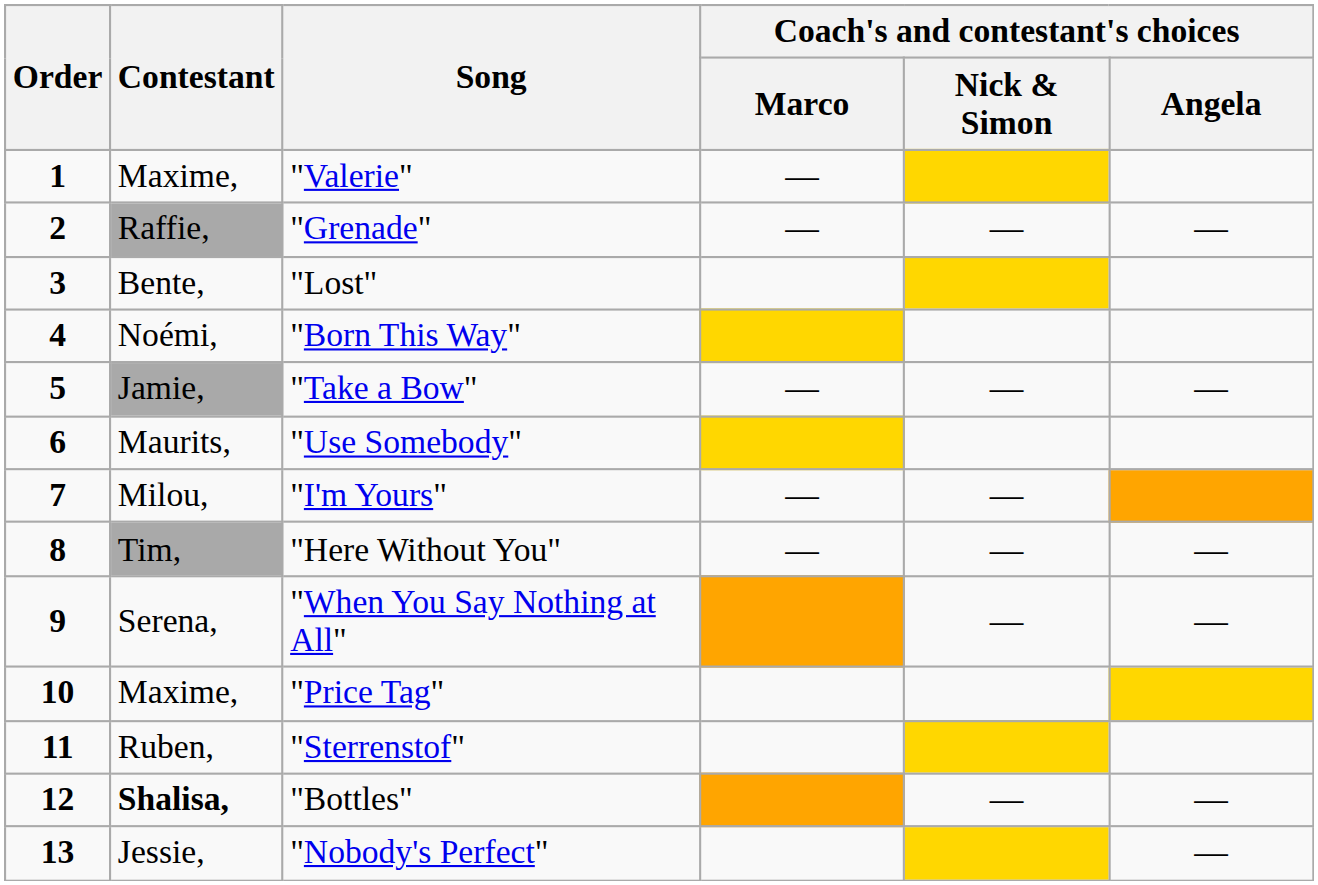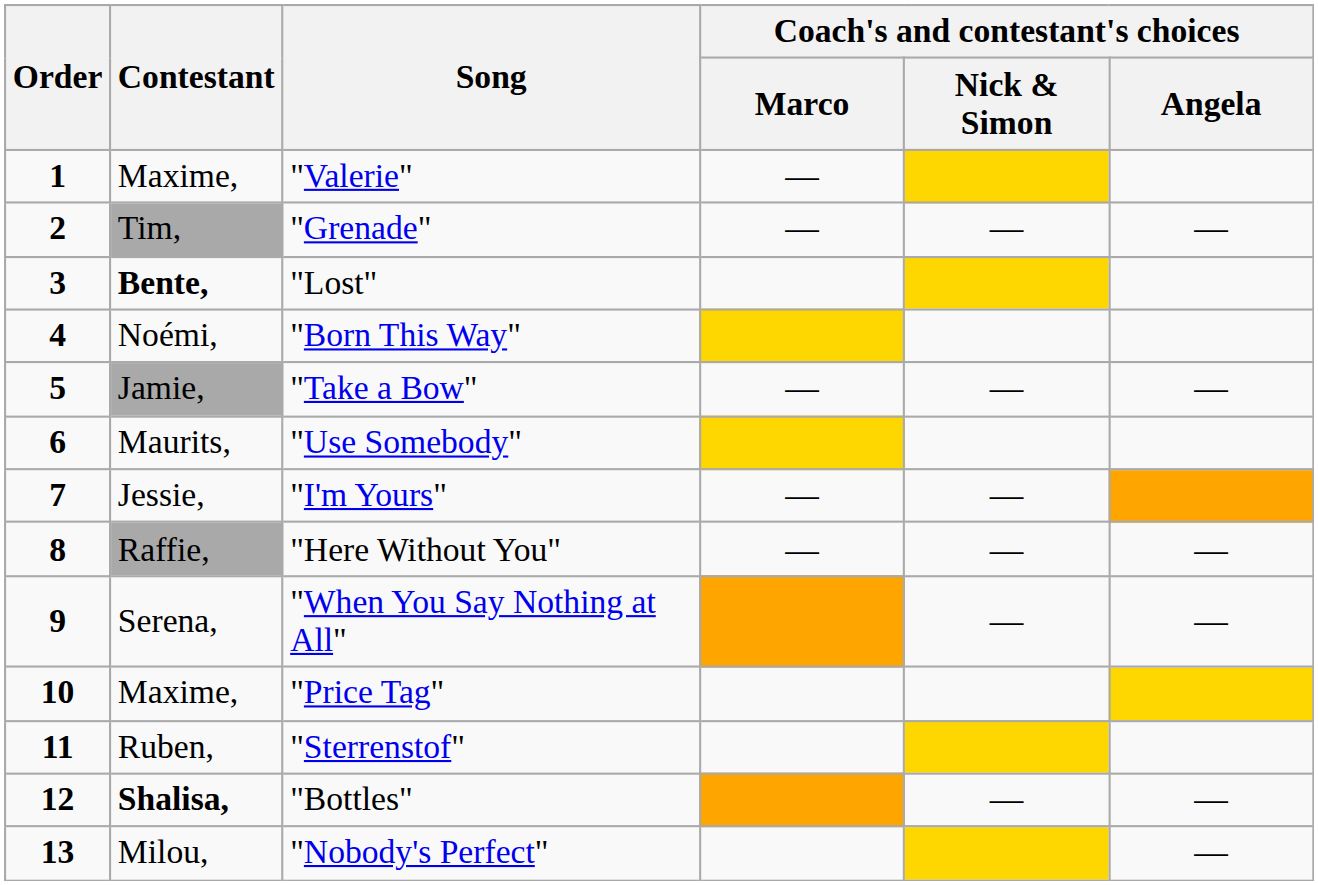(164, 228) Raffie, -> (149, 228) Tim,
(161, 282) normal -> (163, 282) bold
(163, 495) Milou, -> (161, 495) Jessie,
(149, 548) Tim, -> (164, 548) Raffie,
(161, 852) Jessie, -> (163, 852) Milou,
